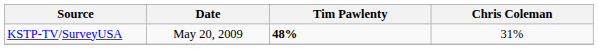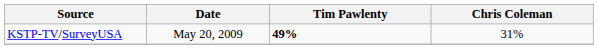(285, 34) 48% -> (285, 34) 49%
